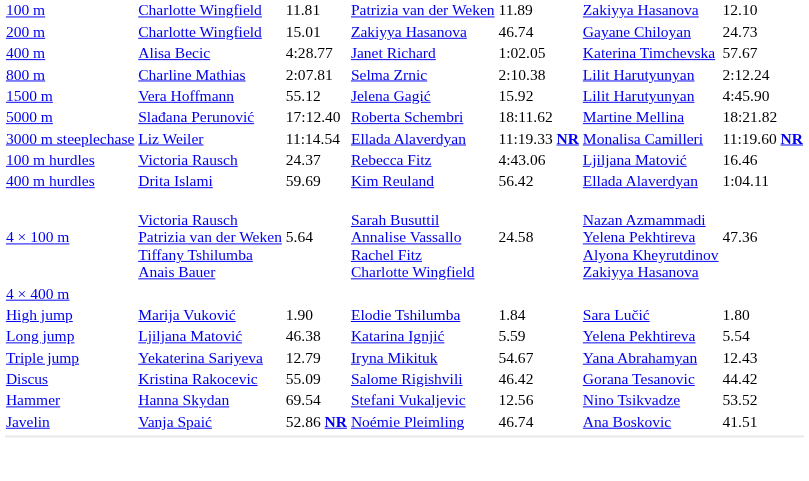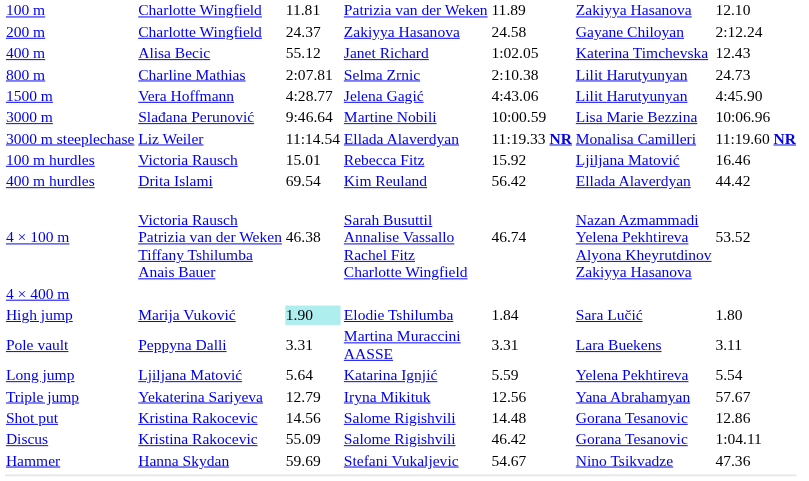(303, 31) 15.01 -> (303, 31) 24.37
(516, 31) 46.74 -> (509, 31) 24.58
(740, 31) 24.73 -> (739, 31) 2:12.24
(309, 53) 4:28.77 -> (303, 53) 55.12
(740, 53) 57.67 -> (733, 53) 12.43
(746, 74) 2:12.24 -> (733, 74) 24.73
(303, 96) 55.12 -> (309, 96) 4:28.77
(516, 96) 15.92 -> (515, 96) 4:43.06
+ row: (29, 117)
- row: (29, 117)
(303, 160) 24.37 -> (303, 160) 15.01
(522, 160) 4:43.06 -> (509, 160) 15.92
(303, 181) 59.69 -> (303, 181) 69.54
(746, 181) 1:04.11 -> (733, 181) 44.42
(299, 237) 5.64 -> (303, 237) 46.38
(516, 237) 24.58 -> (509, 237) 46.74
(740, 237) 47.36 -> (733, 237) 53.52
(299, 315) no background -> (299, 315) paleturquoise background
+ row: (37, 345)
(303, 336) 46.38 -> (299, 375) 5.64
(516, 357) 54.67 -> (509, 396) 12.56
(740, 357) 12.43 -> (733, 396) 57.67
+ row: (32, 418)
(740, 379) 44.42 -> (739, 439) 1:04.11
(303, 400) 69.54 -> (303, 460) 59.69
(516, 400) 12.56 -> (509, 460) 54.67
(740, 400) 53.52 -> (733, 460) 47.36
- row: (28, 421)
